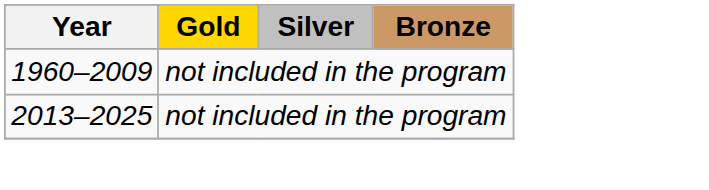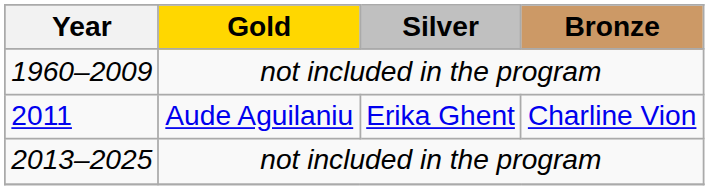+ row: (42, 116)
